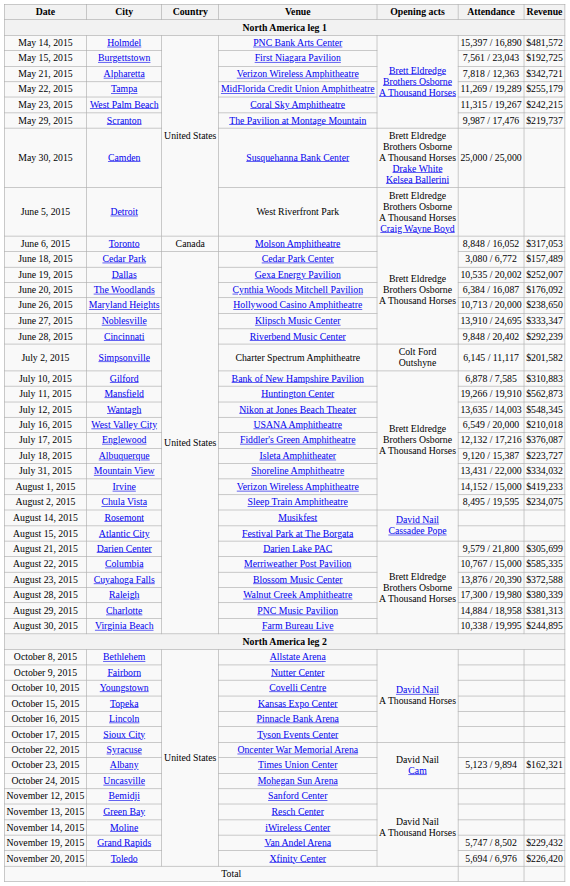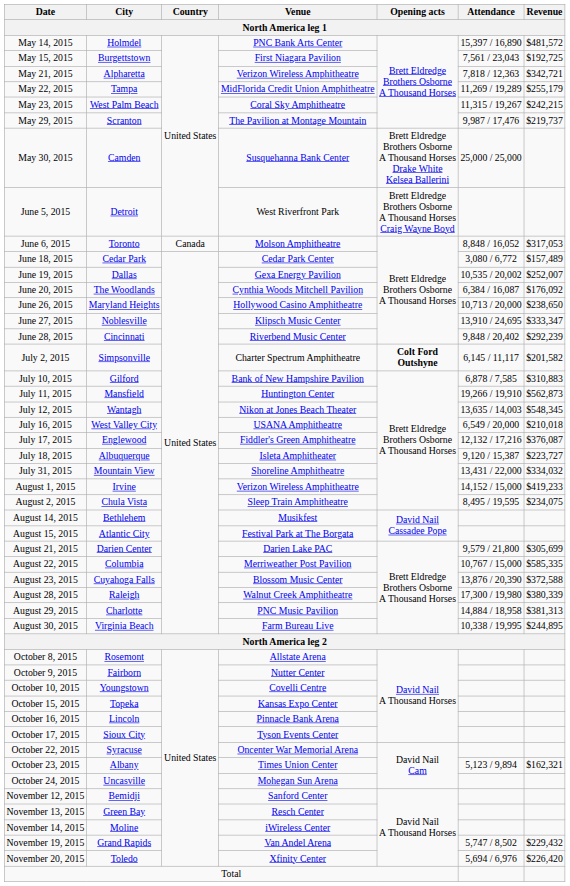(418, 357) normal -> (418, 357) bold
(124, 518) Rosemont -> (124, 518) Bethlehem
(124, 657) Bethlehem -> (124, 657) Rosemont
